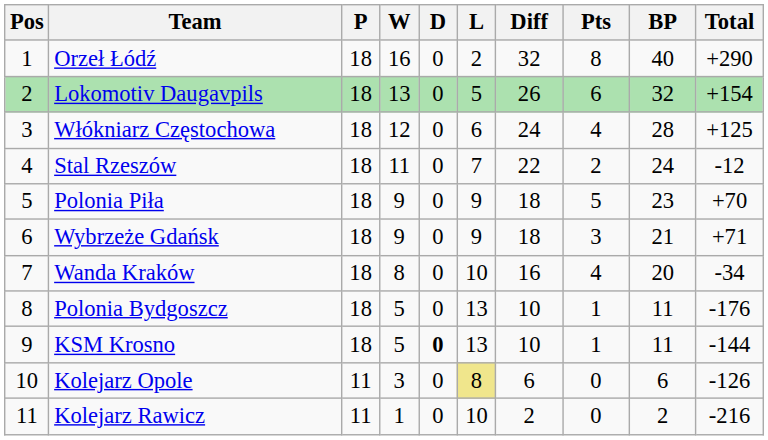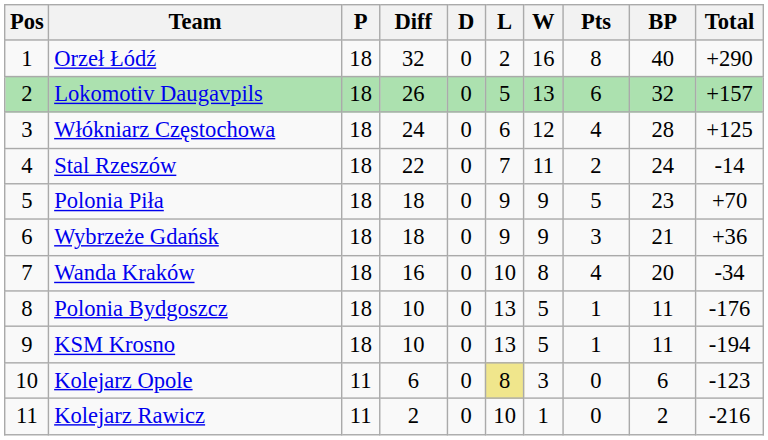columns swapped: (399, 22) <-> (529, 22)
(730, 93) +154 -> (730, 93) +157
(730, 165) -12 -> (730, 165) -14
(730, 237) +71 -> (730, 237) +36
(438, 344) bold -> (466, 344) normal
(730, 344) -144 -> (730, 344) -194
(730, 380) -126 -> (730, 380) -123
